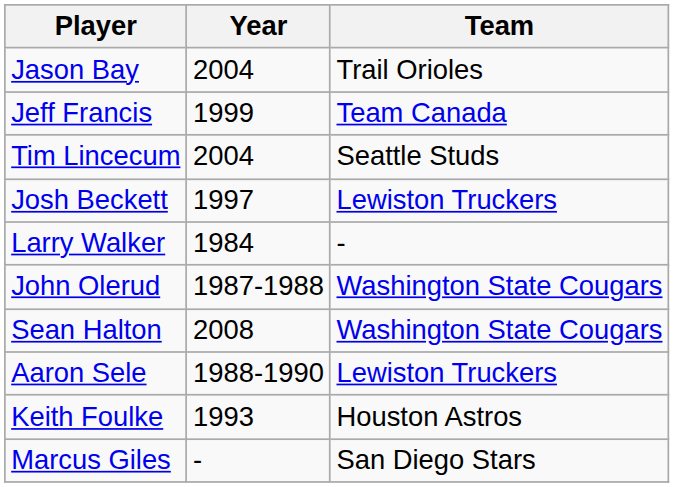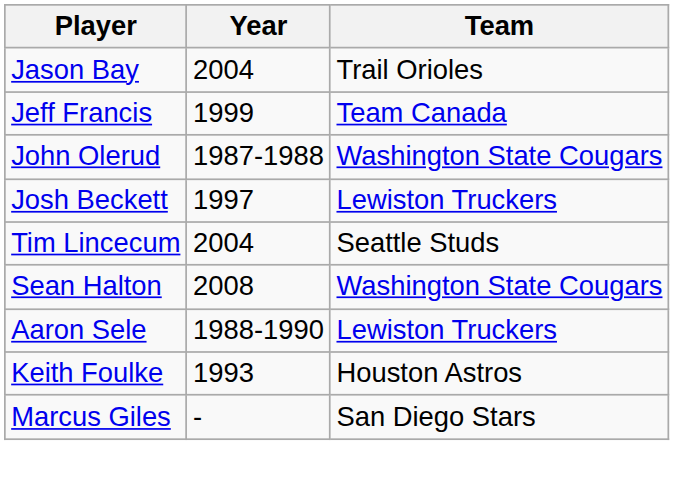rows swapped: (86, 286) <-> (96, 156)
- row: (88, 243)
